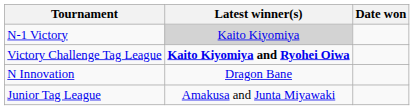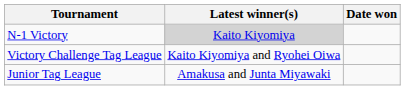(259, 54) bold -> (254, 54) normal
- row: (41, 74)
